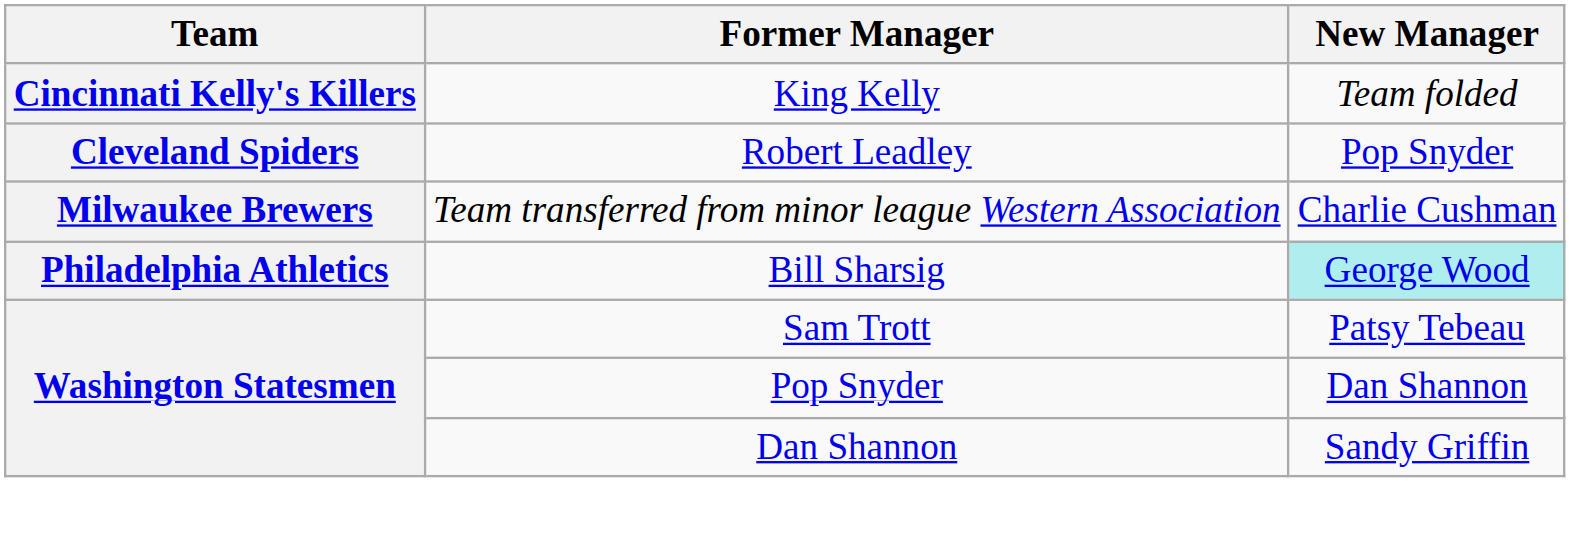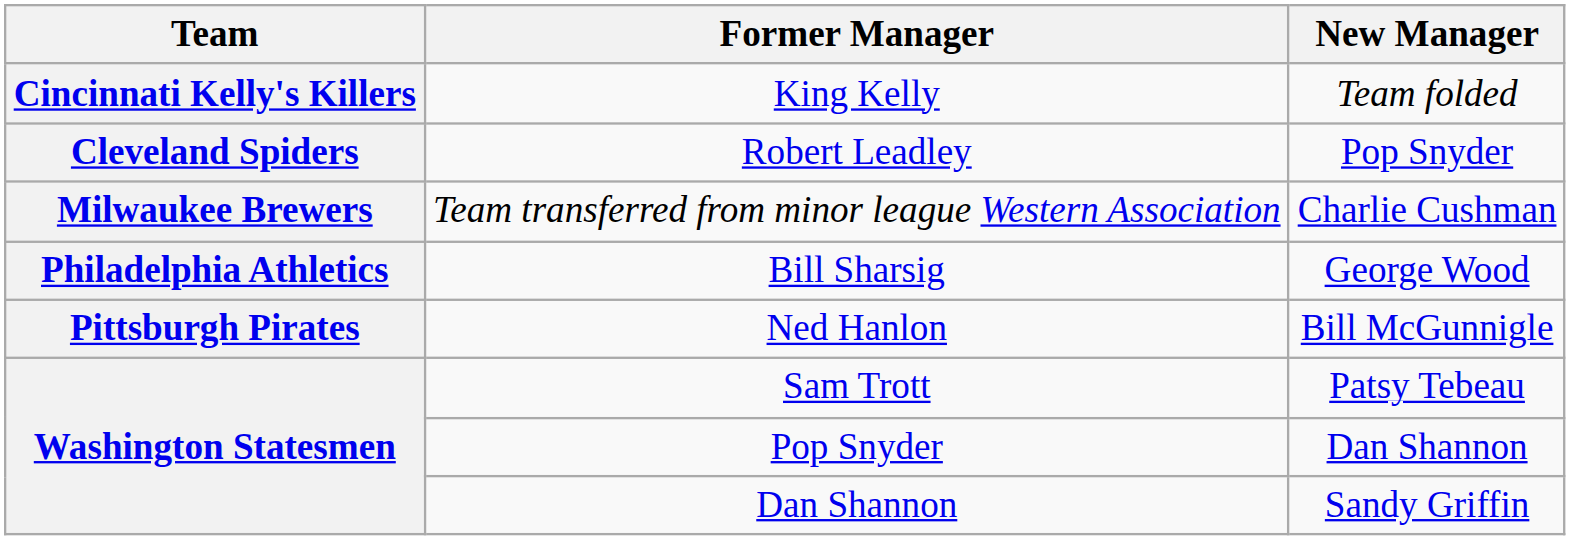(1427, 269) paleturquoise background -> (1427, 269) no background
+ row: (857, 328)
